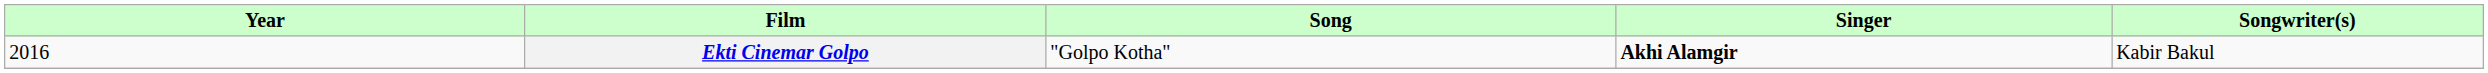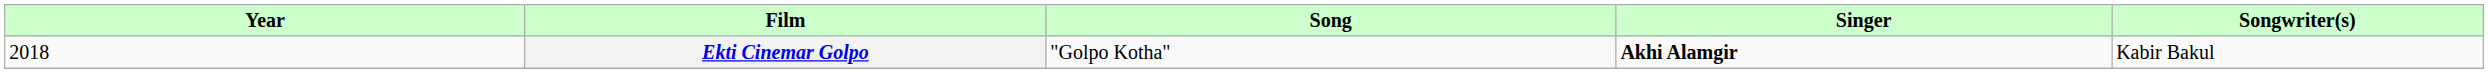(29, 52) 2016 -> (29, 52) 2018
